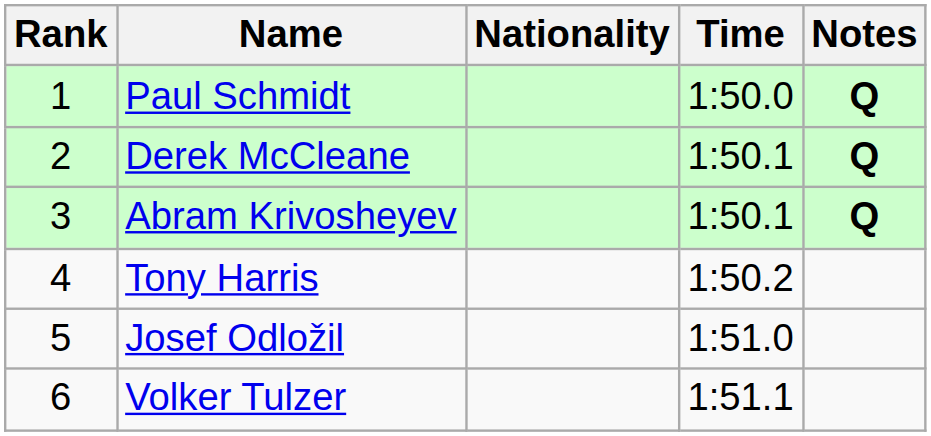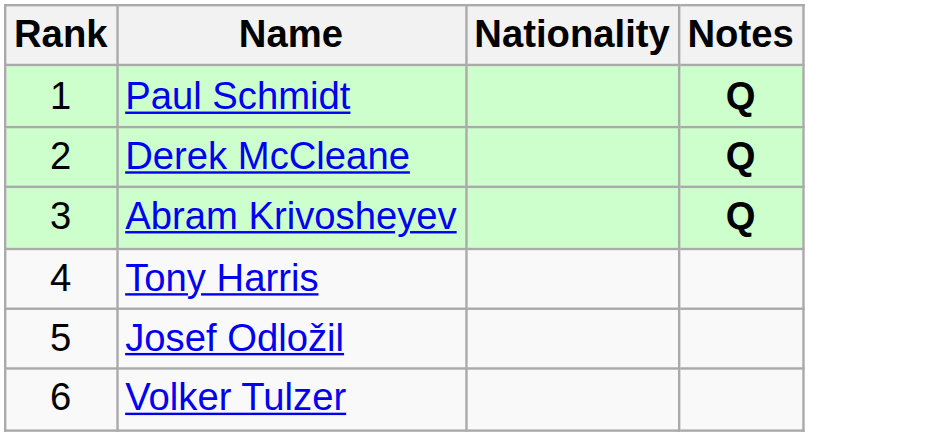- column: (741, 34)
